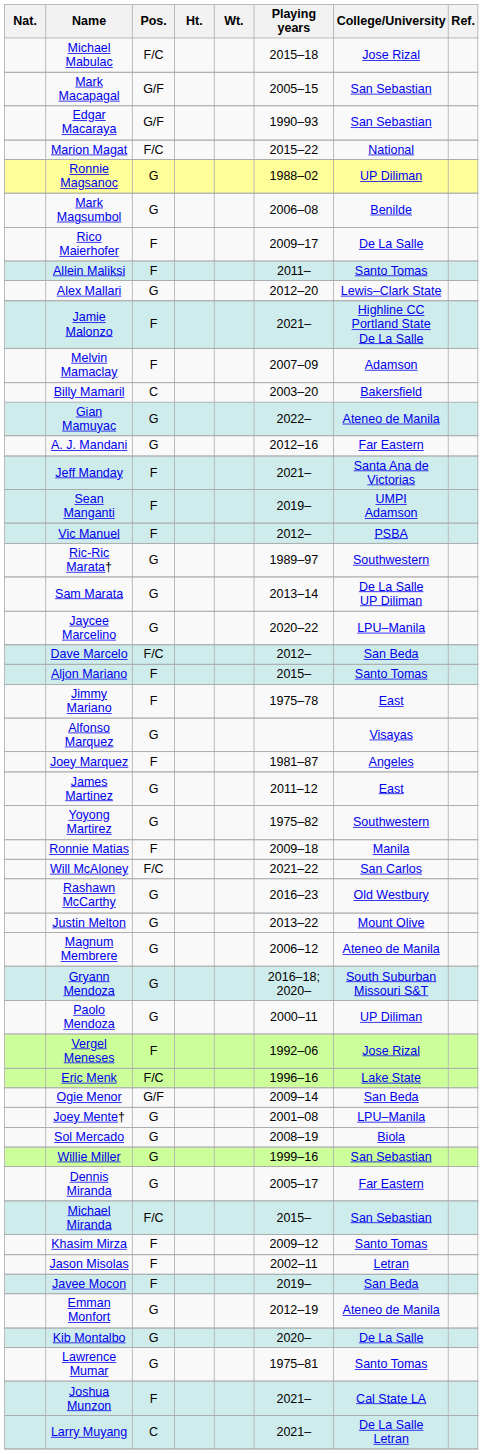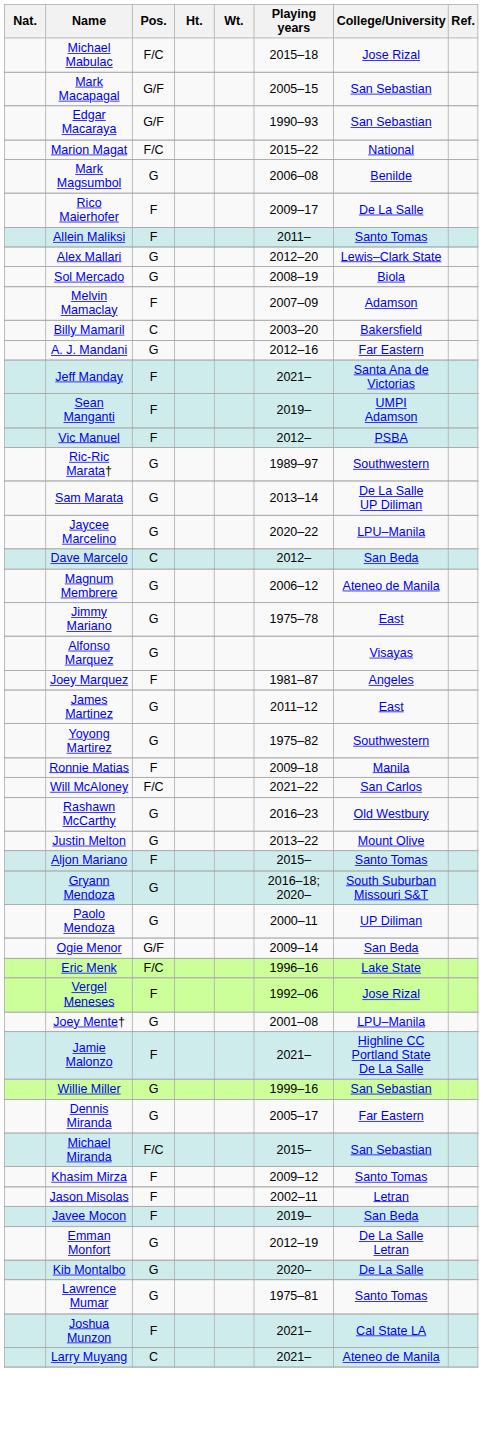- row: (89, 176)
rows swapped: (89, 324) <-> (89, 1137)
- row: (89, 419)
(154, 654) F/C -> (154, 558) C
rows swapped: (89, 674) <-> (89, 949)
(154, 701) F -> (154, 619) G
rows swapped: (89, 1051) <-> (89, 1097)
(391, 1310) Ateneo de Manila -> (391, 1243) De La Salle Letran
(391, 1432) De La Salle Letran -> (391, 1357) Ateneo de Manila
